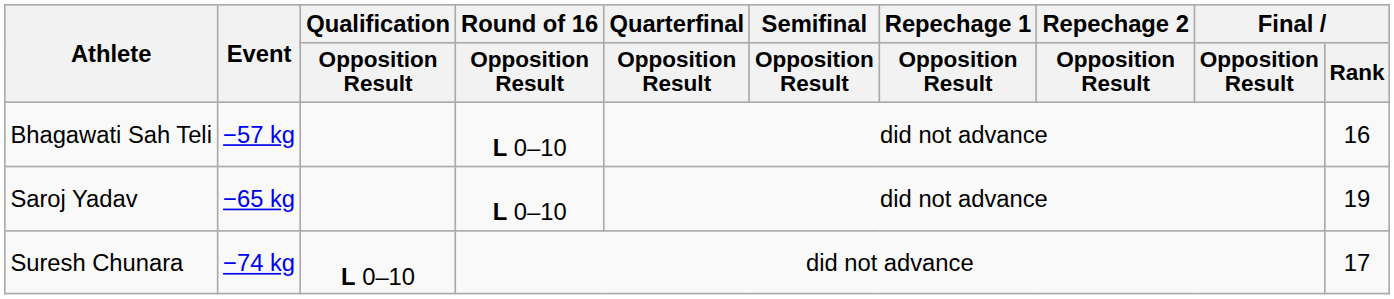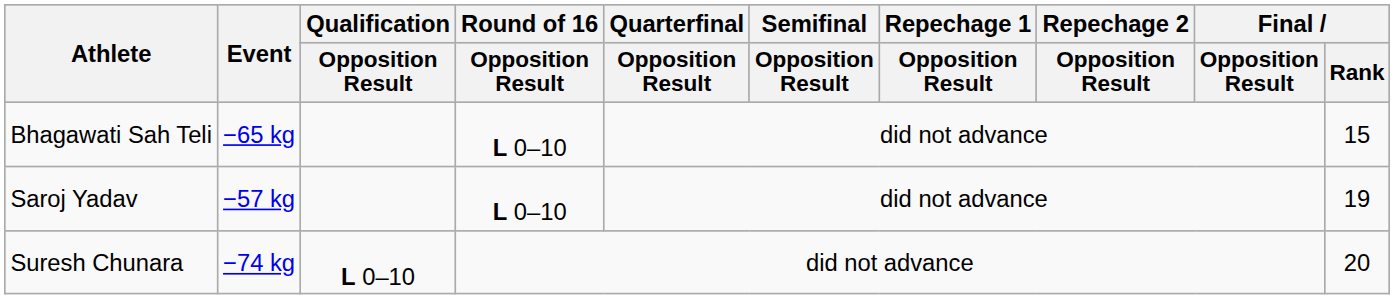(259, 135) −57 kg -> (259, 135) −65 kg
(1357, 135) 16 -> (1357, 135) 15
(259, 199) −65 kg -> (259, 199) −57 kg
(1357, 263) 17 -> (1357, 263) 20
